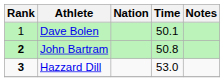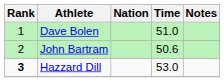(167, 31) 50.1 -> (167, 31) 51.0
(21, 49) bold -> (21, 49) normal
(167, 49) 50.8 -> (167, 49) 50.6
